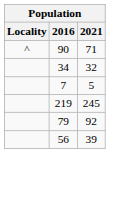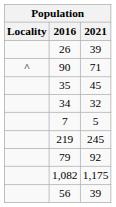+ row: (65, 49)
+ row: (65, 85)
+ row: (65, 175)
